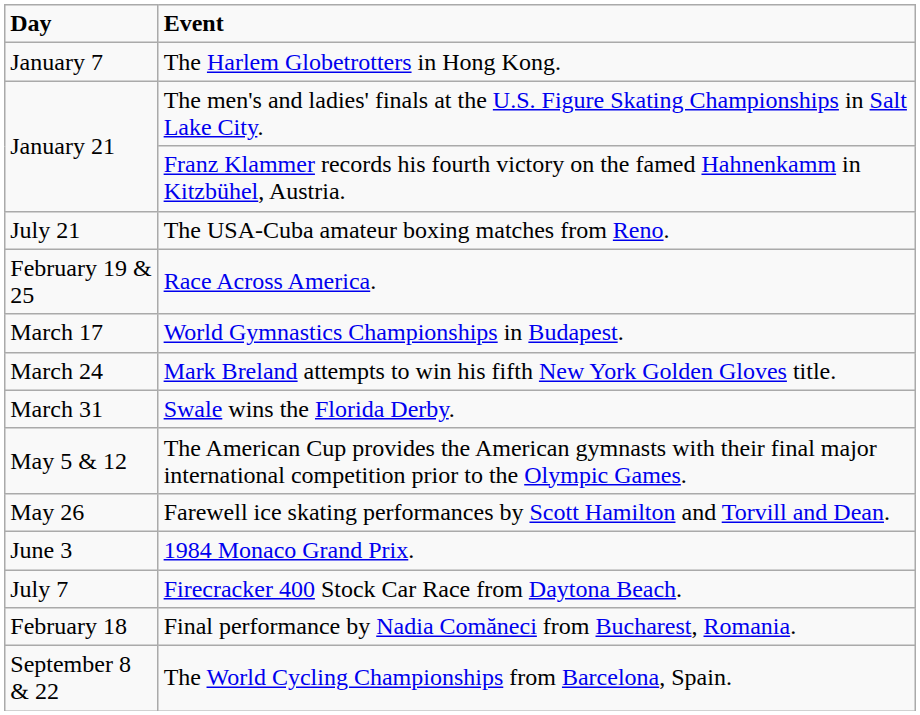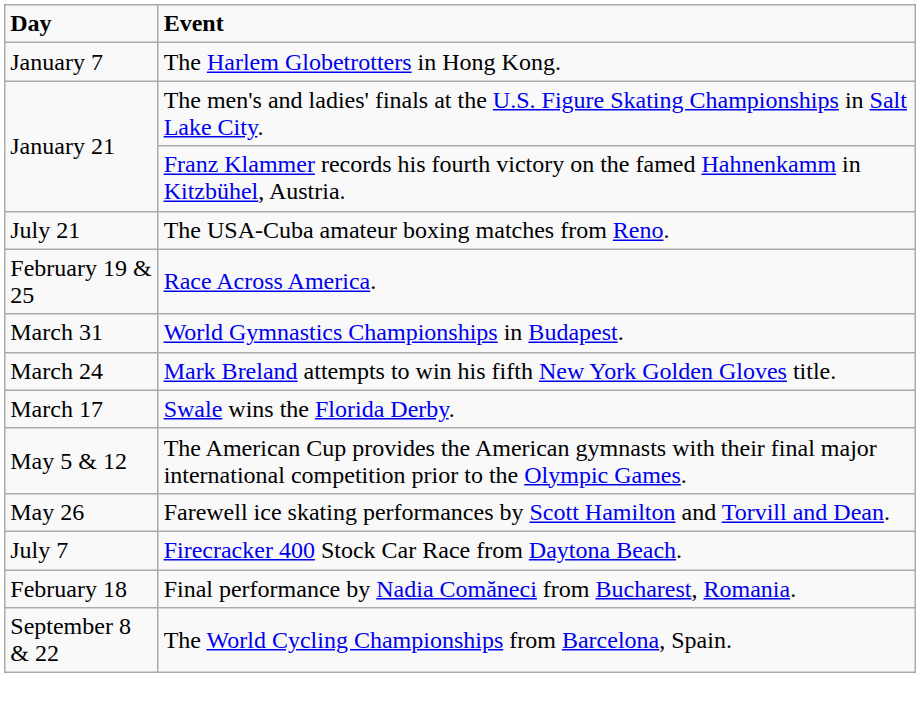(57, 332) March 17 -> (57, 332) March 31
(57, 409) March 31 -> (57, 409) March 17
- row: (289, 550)
